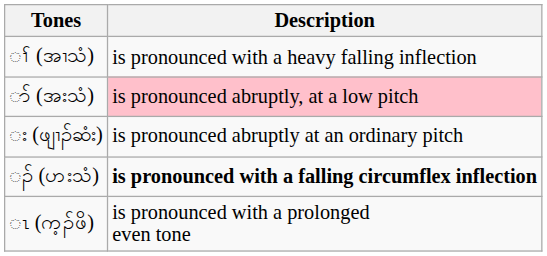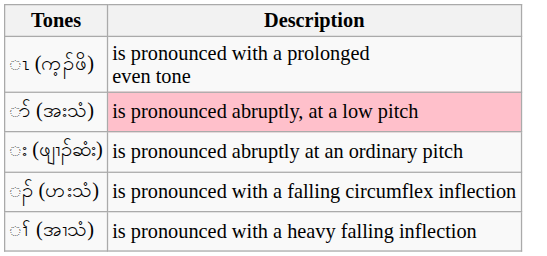rows swapped: (52, 55) <-> (52, 222)
(325, 176) bold -> (314, 191) normal
